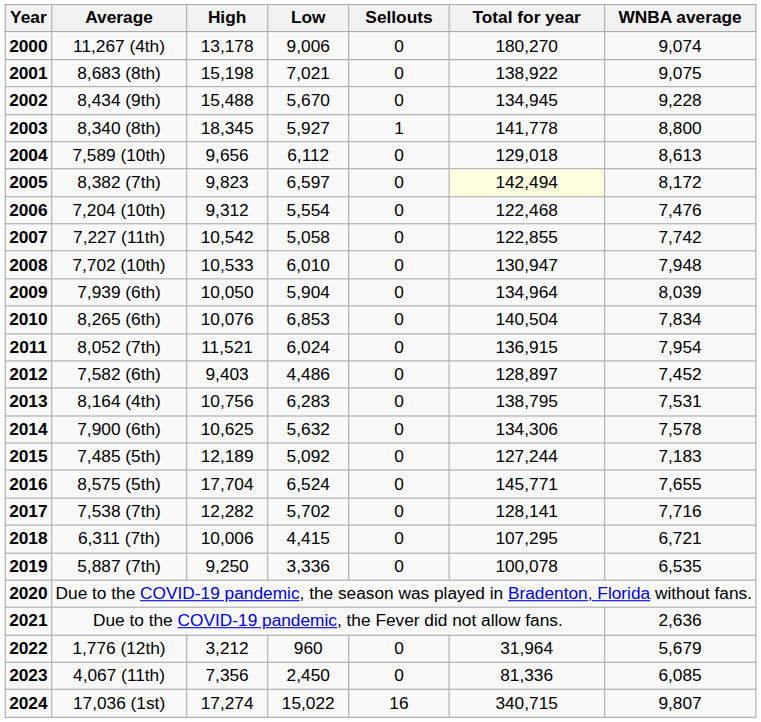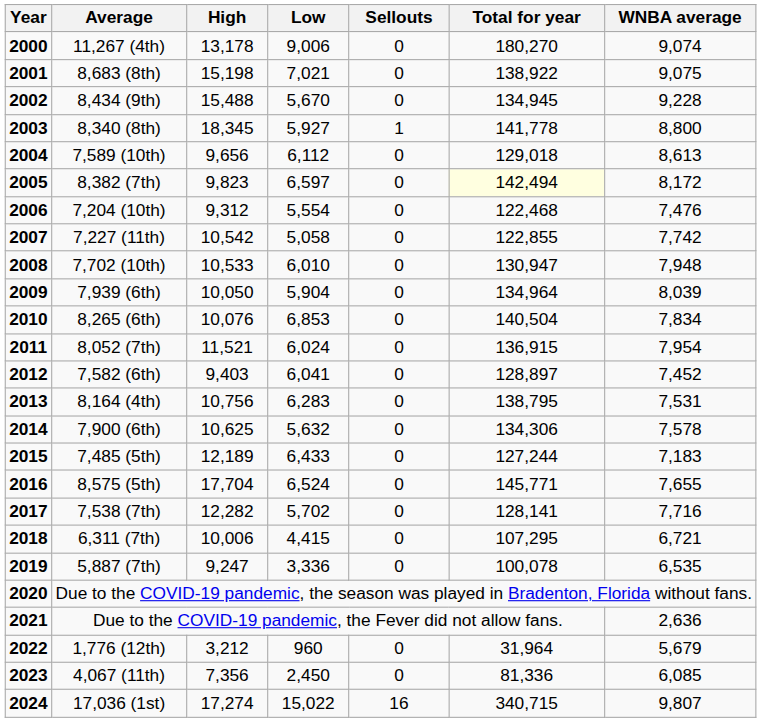(308, 374) 4,486 -> (308, 374) 6,041
(308, 456) 5,092 -> (308, 456) 6,433
(227, 566) 9,250 -> (227, 566) 9,247
